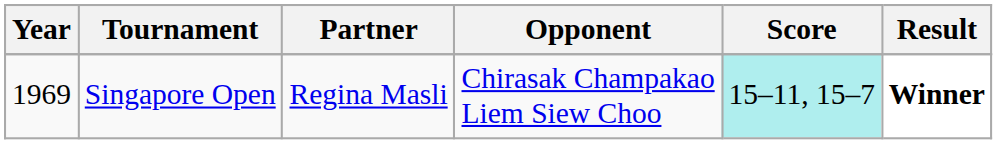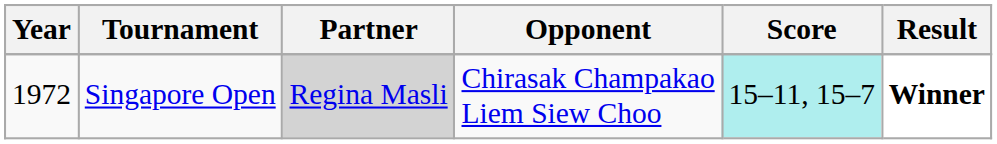(41, 95) 1969 -> (41, 95) 1972
(369, 95) no background -> (369, 95) lightgrey background
